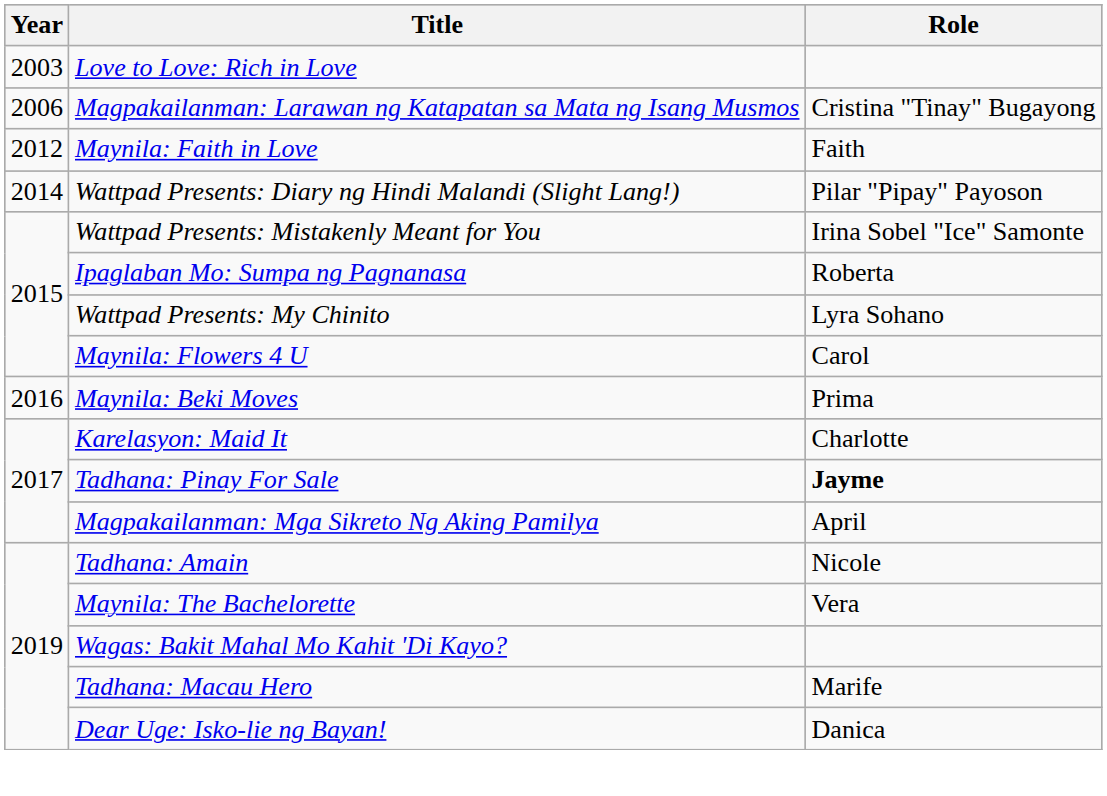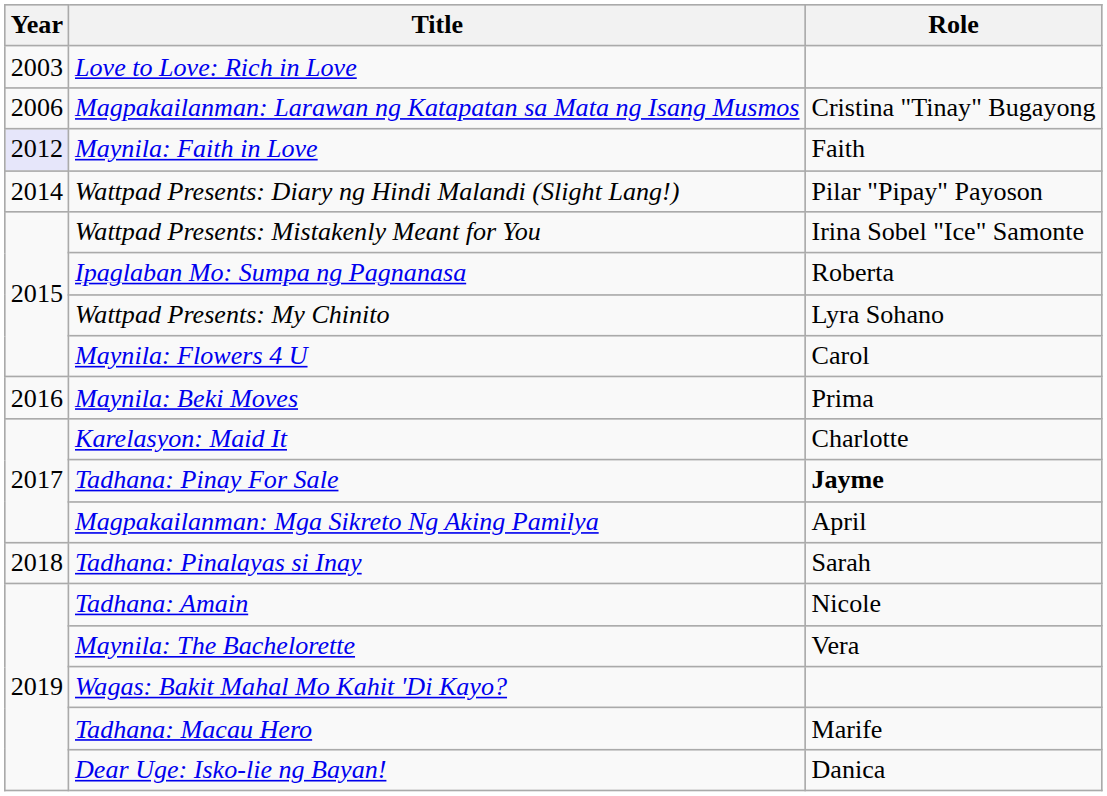(37, 149) no background -> (37, 149) lavender background
+ row: (218, 562)
